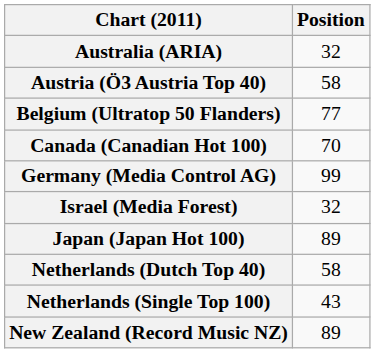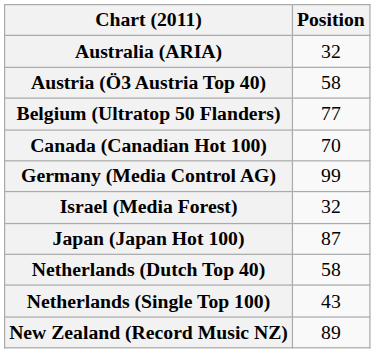(331, 238) 89 -> (331, 238) 87
